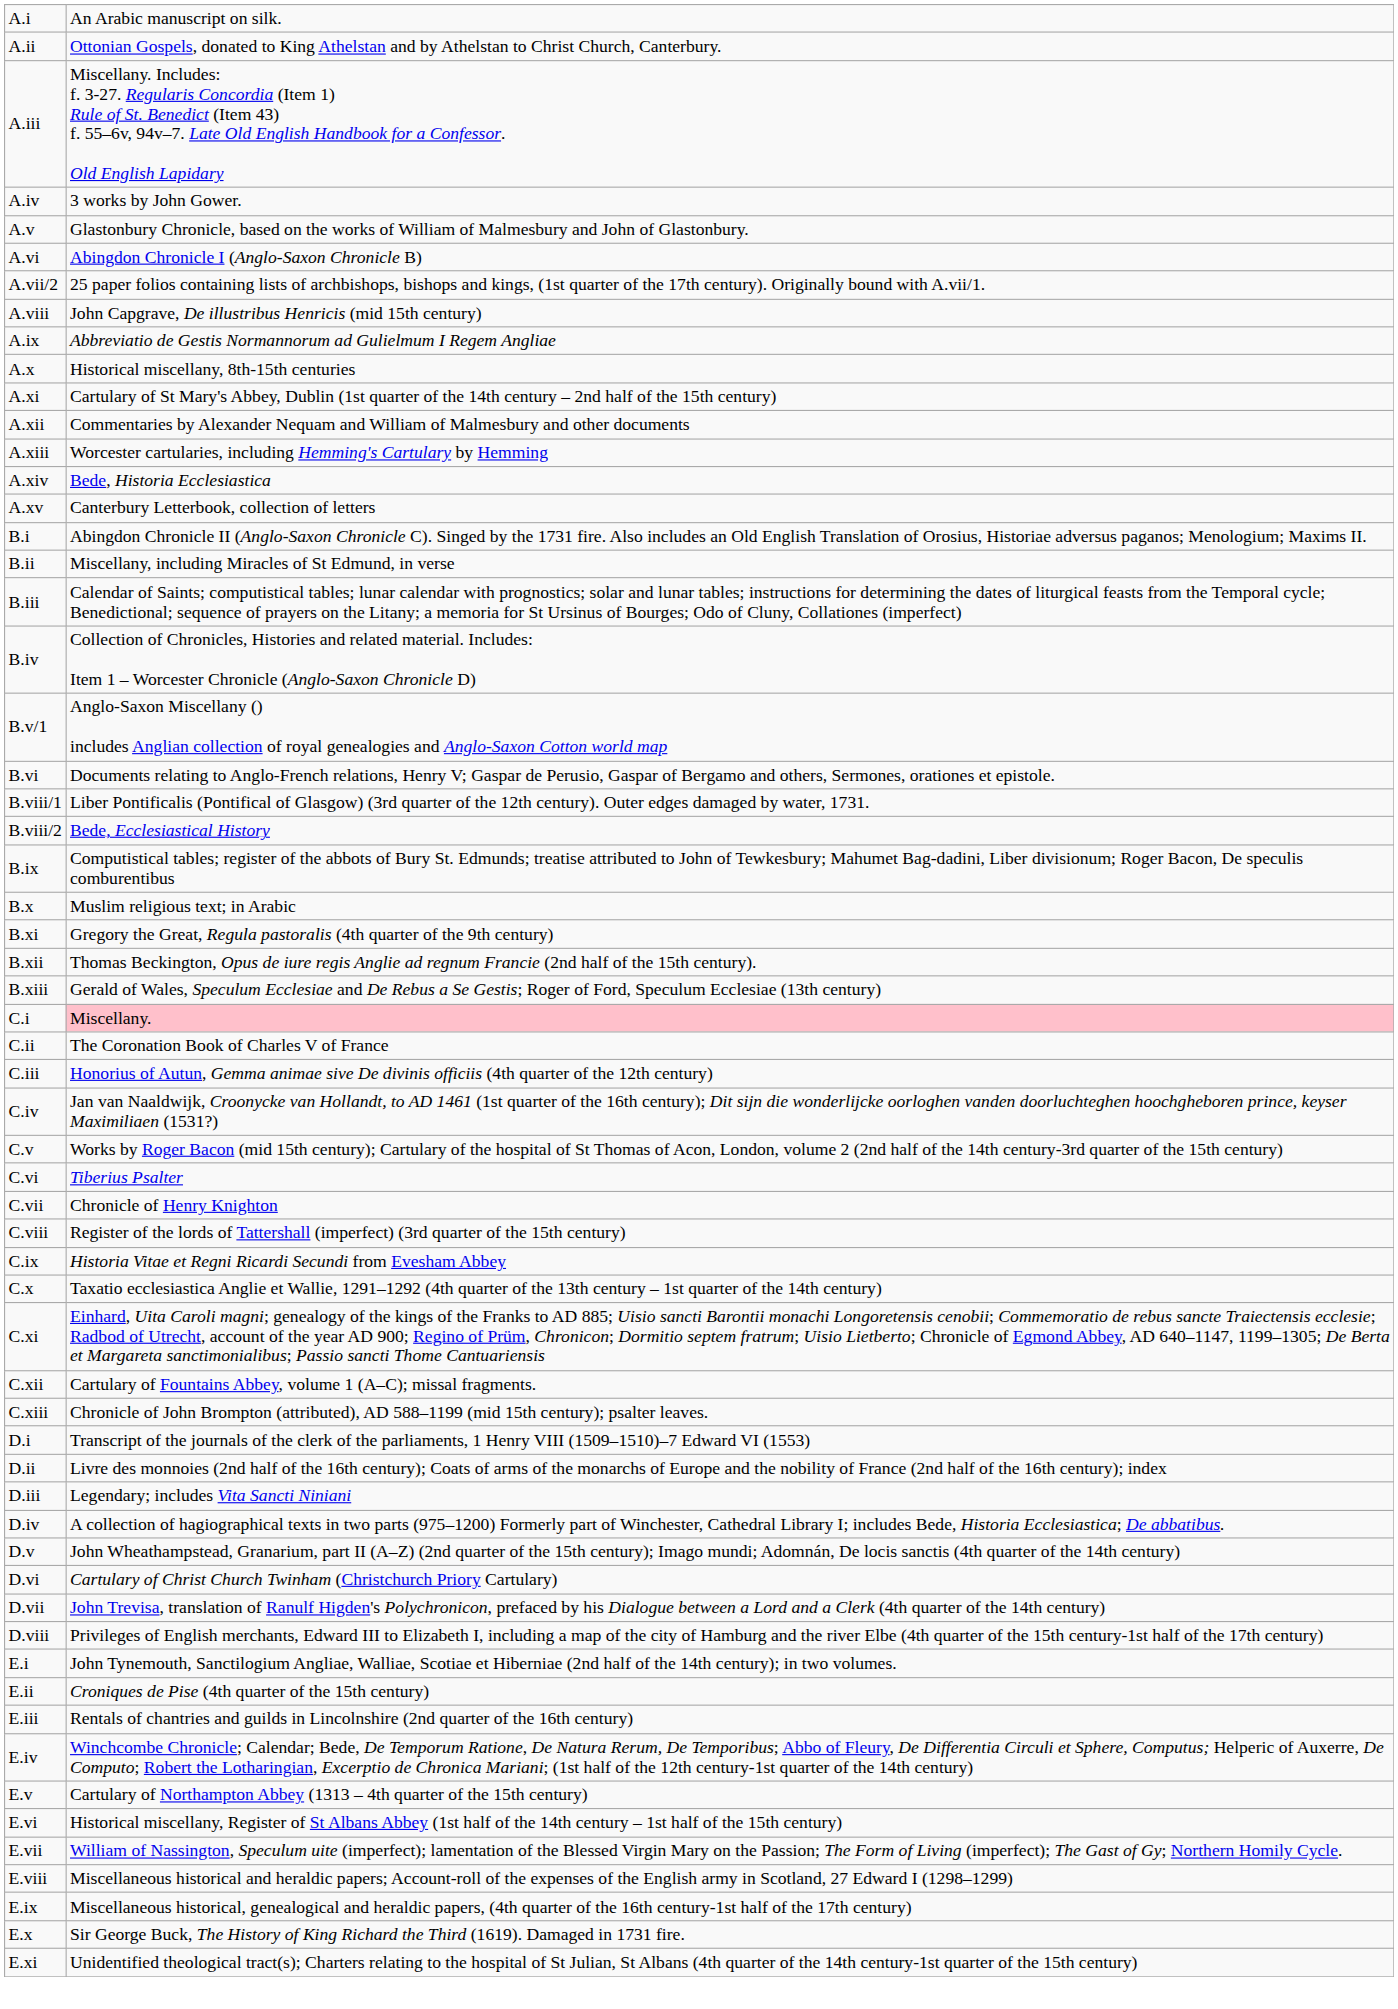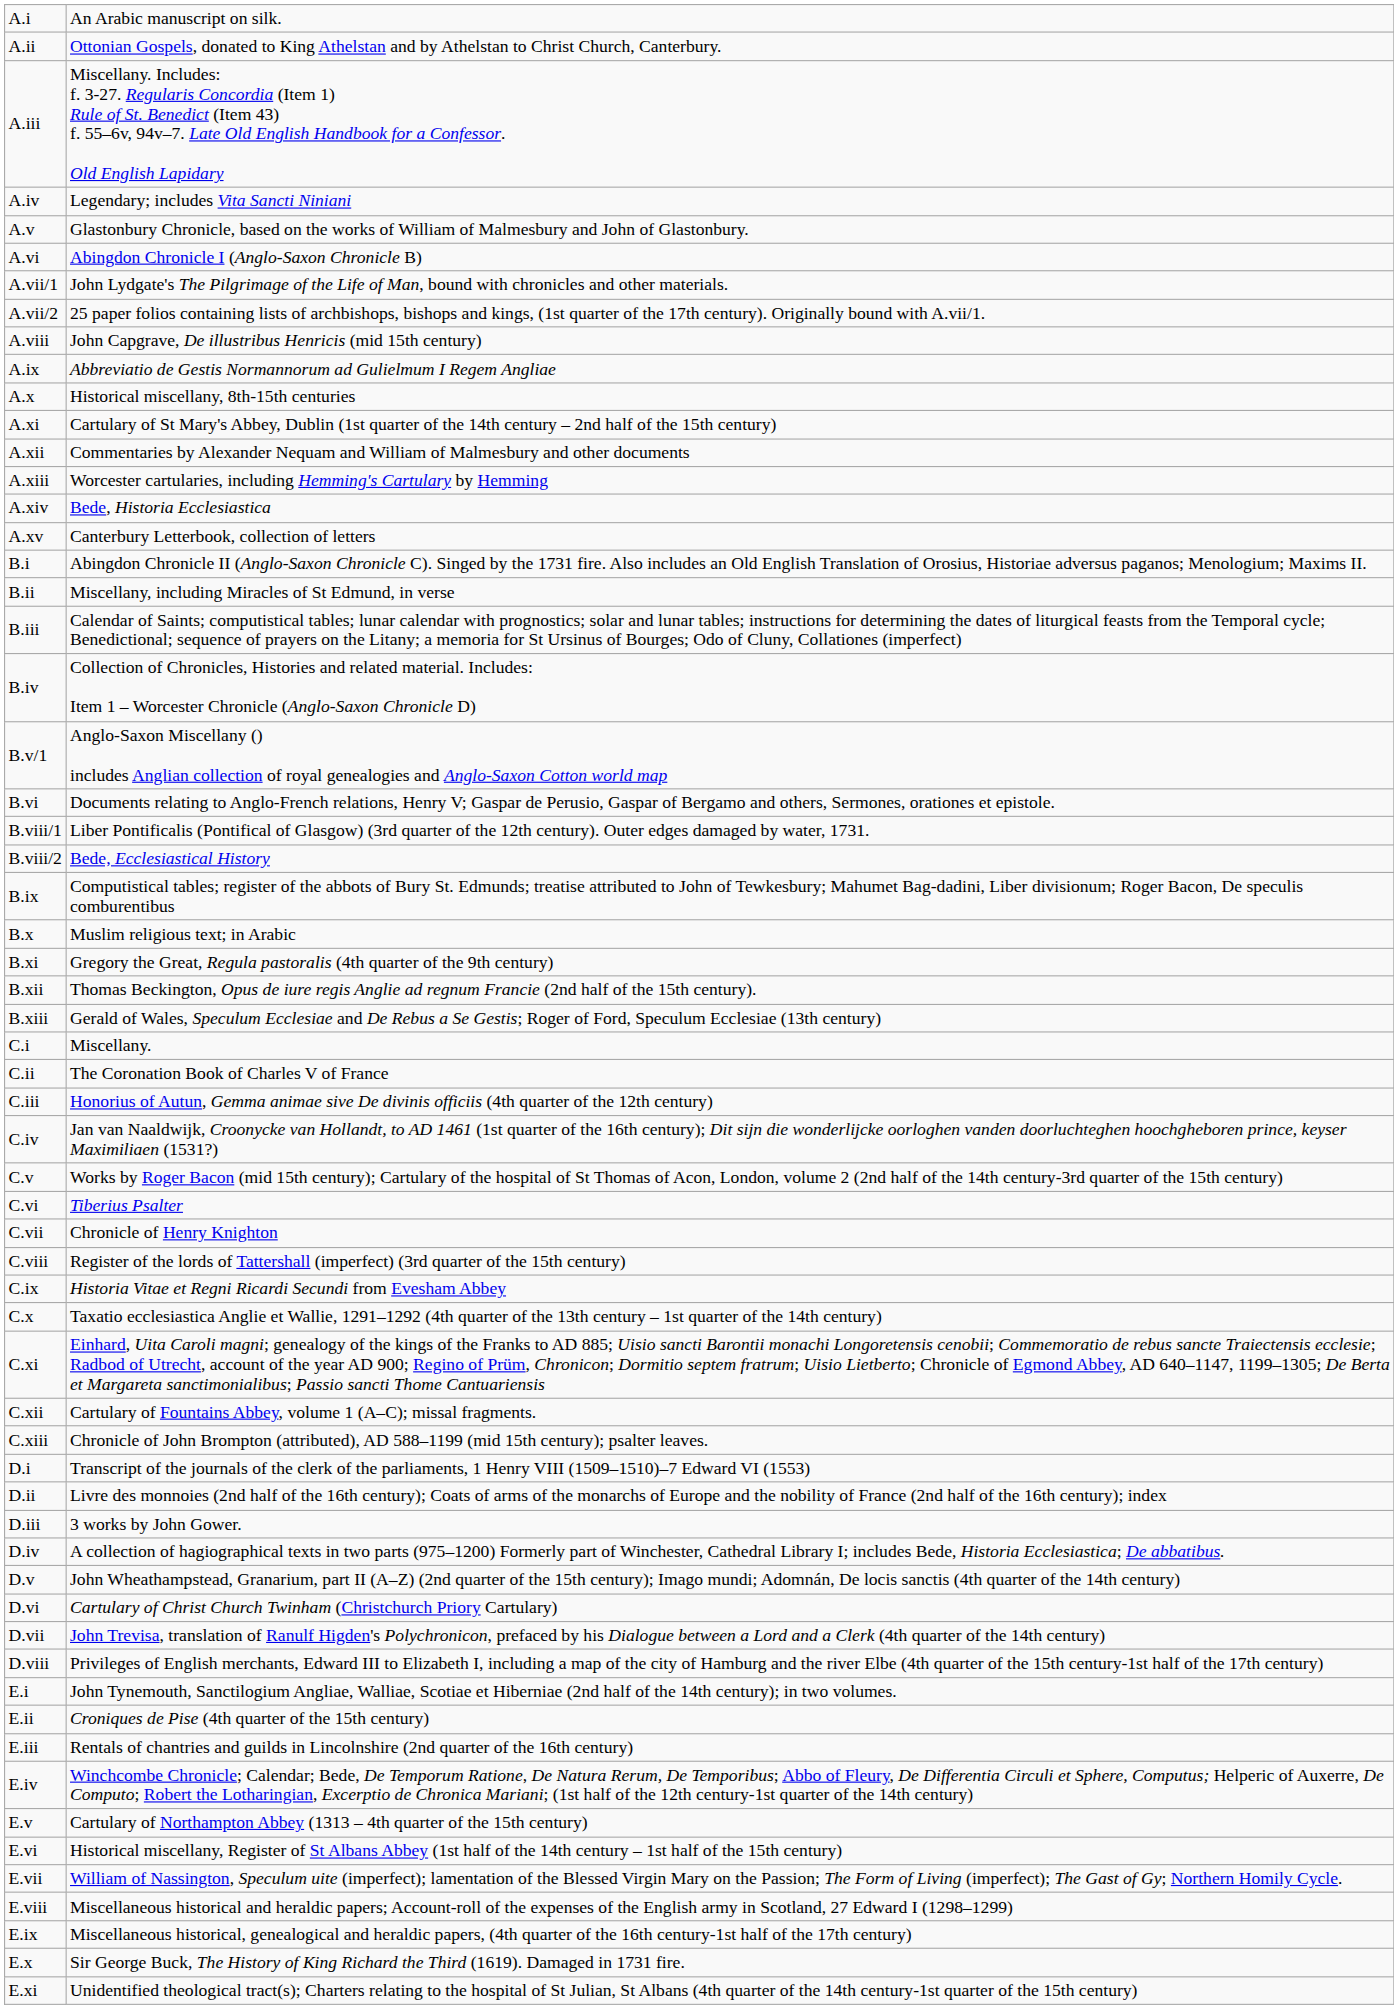(156, 201) 3 works by John Gower. -> (211, 201) Legendary; includes Vita Sancti Niniani
+ row: (33, 284)
(111, 1017) pink background -> (111, 1045) no background
(211, 1495) Legendary; includes Vita Sancti Niniani -> (156, 1523) 3 works by John Gower.
